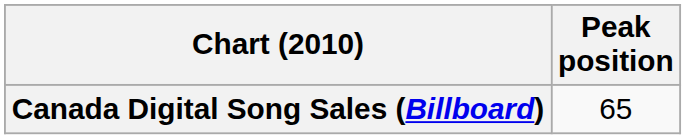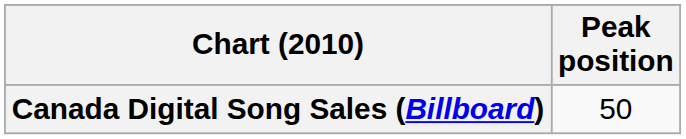(616, 108) 65 -> (616, 108) 50
